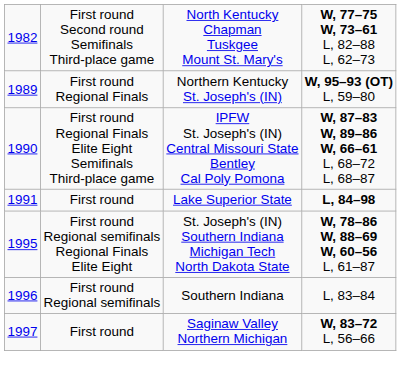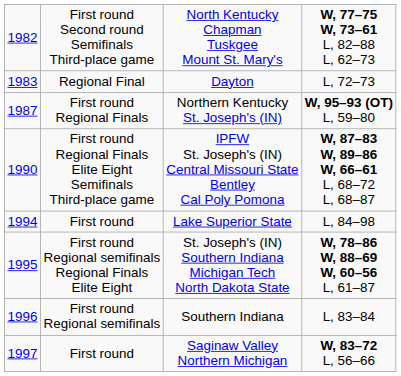+ row: (232, 81)
(22, 89) 1989 -> (22, 110) 1987
(22, 200) 1991 -> (22, 221) 1994
(349, 200) bold -> (349, 221) normal
